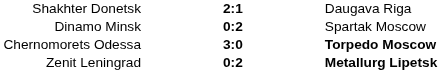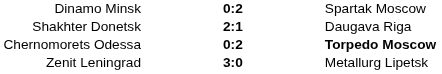rows swapped: (98, 26) <-> (87, 8)
(233, 44) 3:0 -> (233, 44) 0:2
(233, 62) 0:2 -> (233, 62) 3:0
(381, 62) bold -> (376, 62) normal
